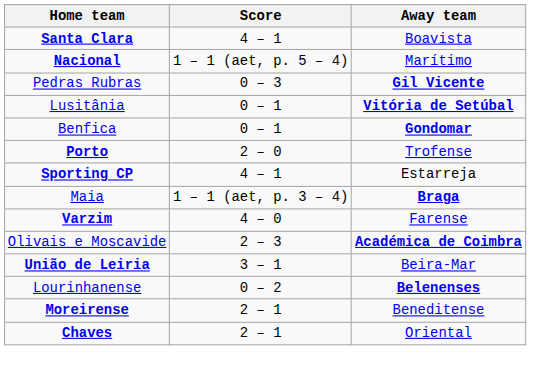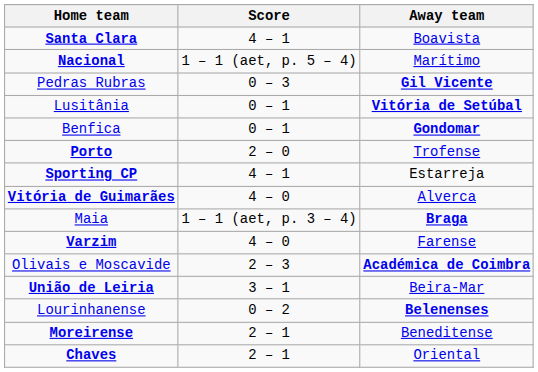+ row: (91, 197)
